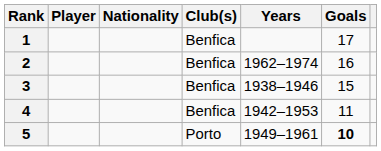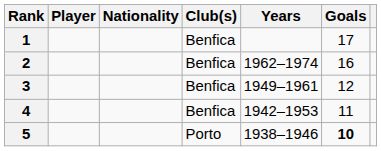(281, 87) 1938–1946 -> (281, 87) 1949–1961
(346, 87) 15 -> (346, 87) 12
(281, 134) 1949–1961 -> (281, 134) 1938–1946
